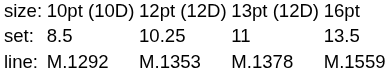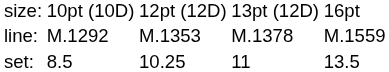rows swapped: (19, 36) <-> (21, 61)
